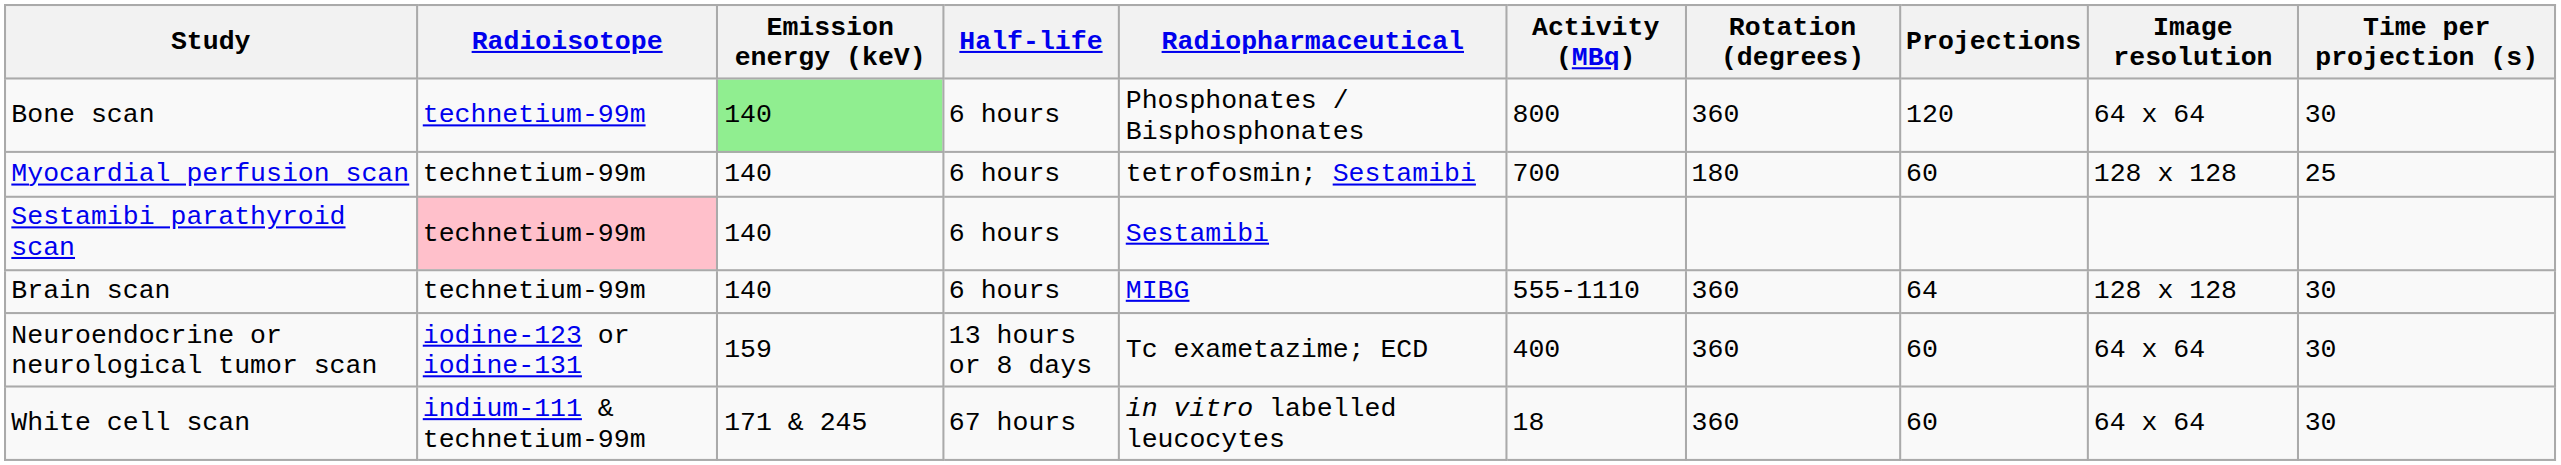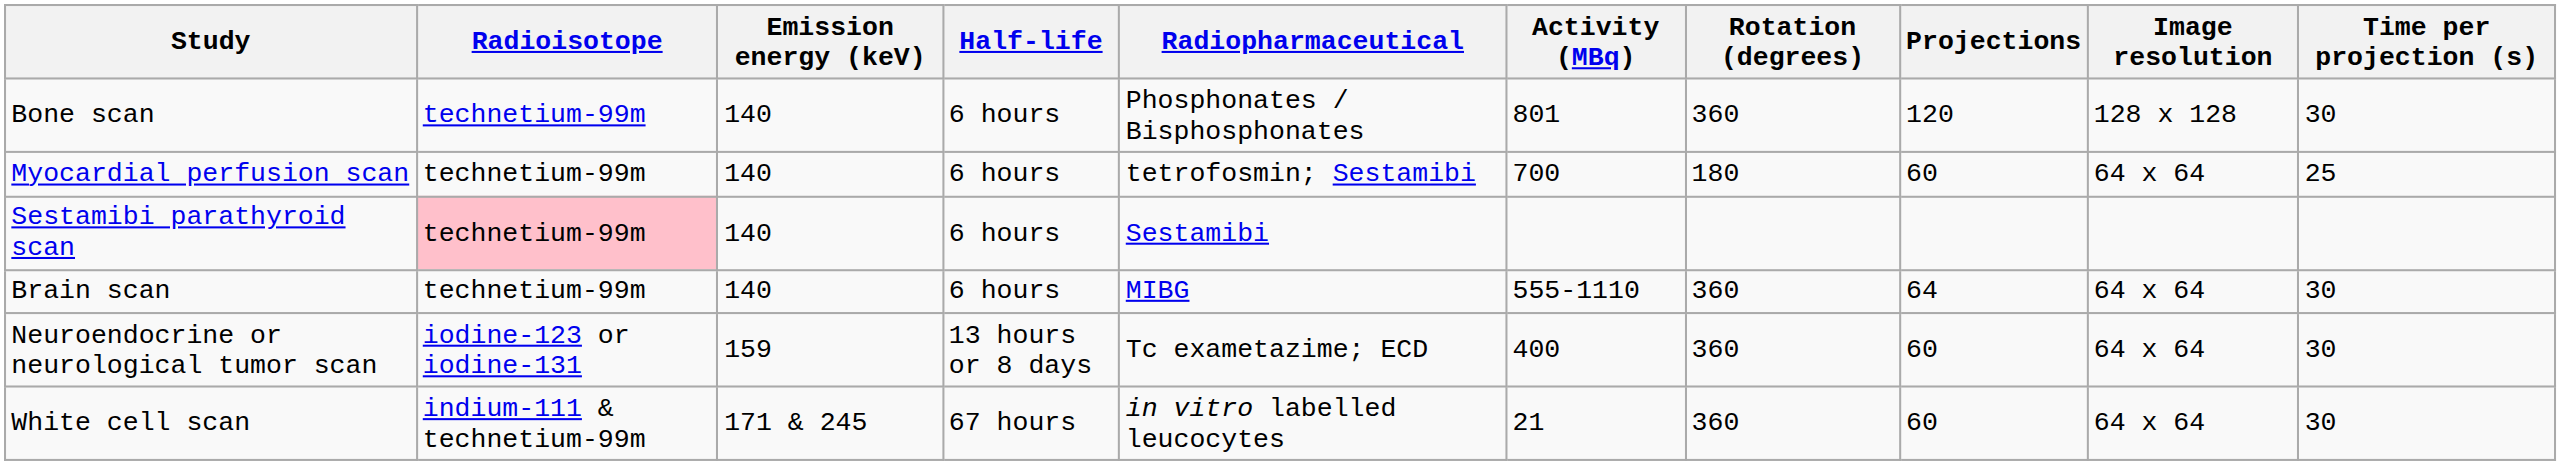(748, 116) lightgreen background -> (748, 116) no background
(1536, 116) 800 -> (1536, 116) 801
(2149, 116) 64 x 64 -> (2165, 116) 128 x 128
(2165, 174) 128 x 128 -> (2149, 174) 64 x 64
(2165, 291) 128 x 128 -> (2149, 291) 64 x 64
(1528, 424) 18 -> (1528, 424) 21
